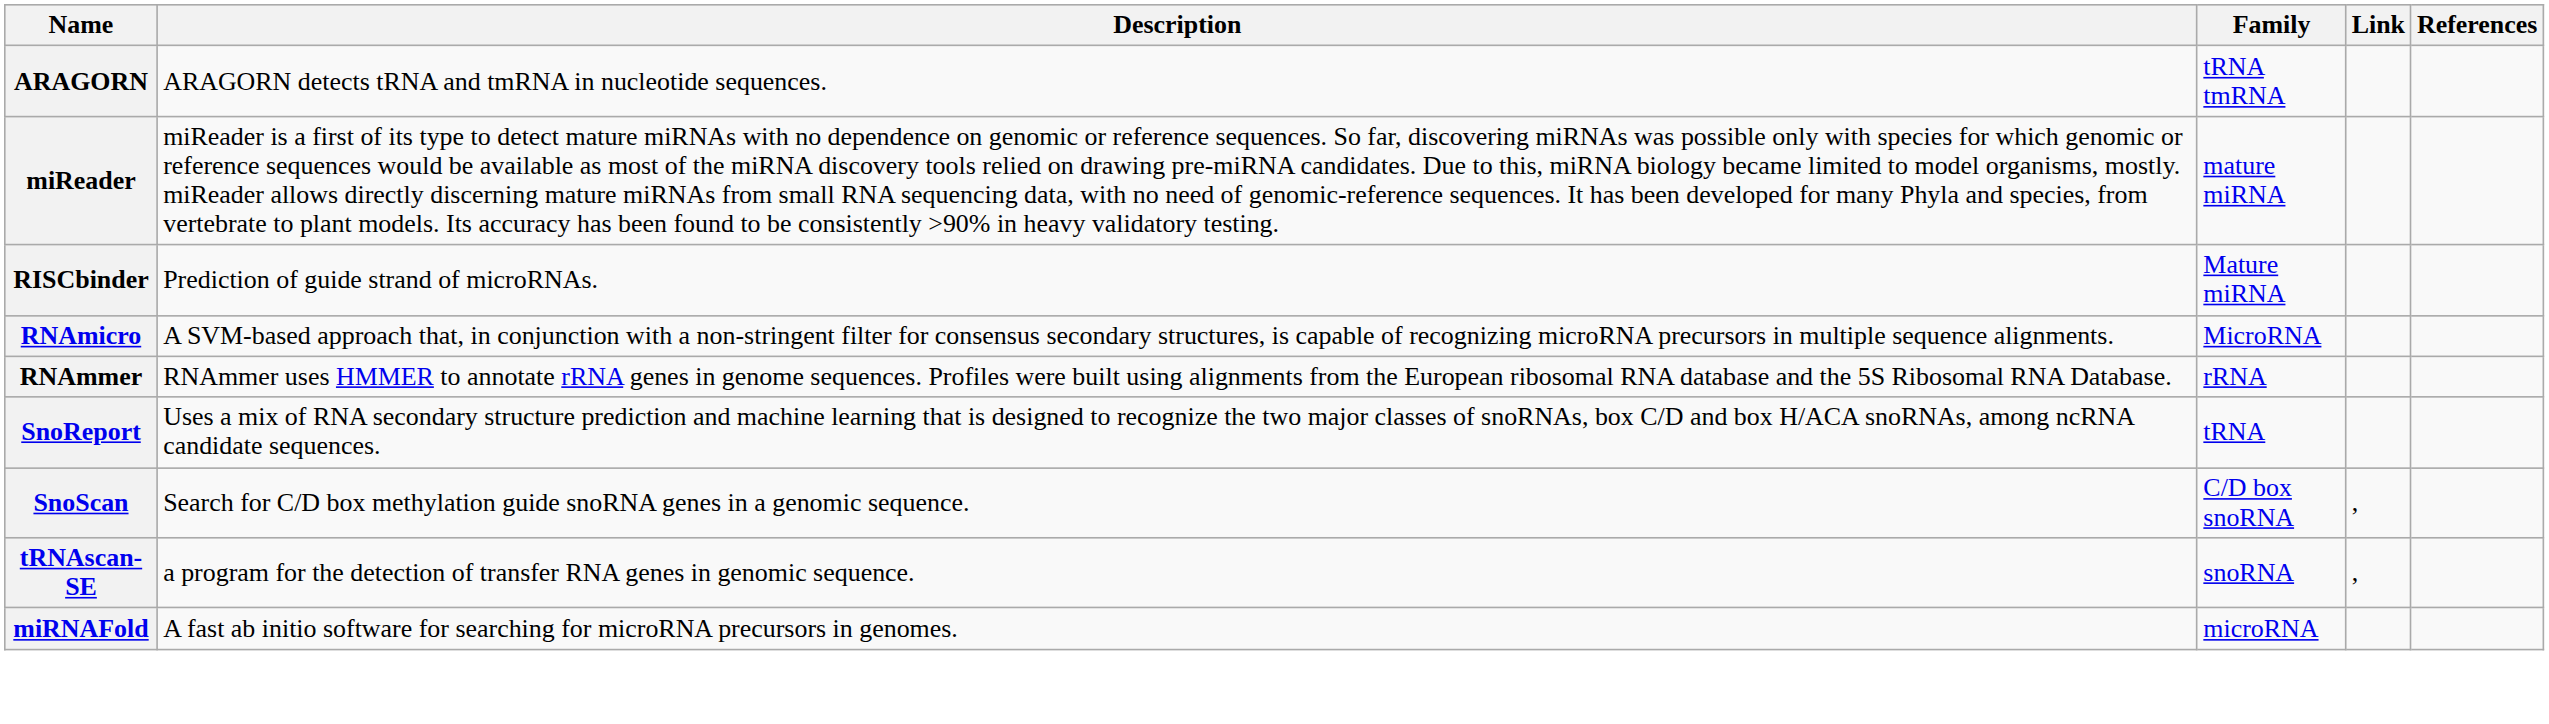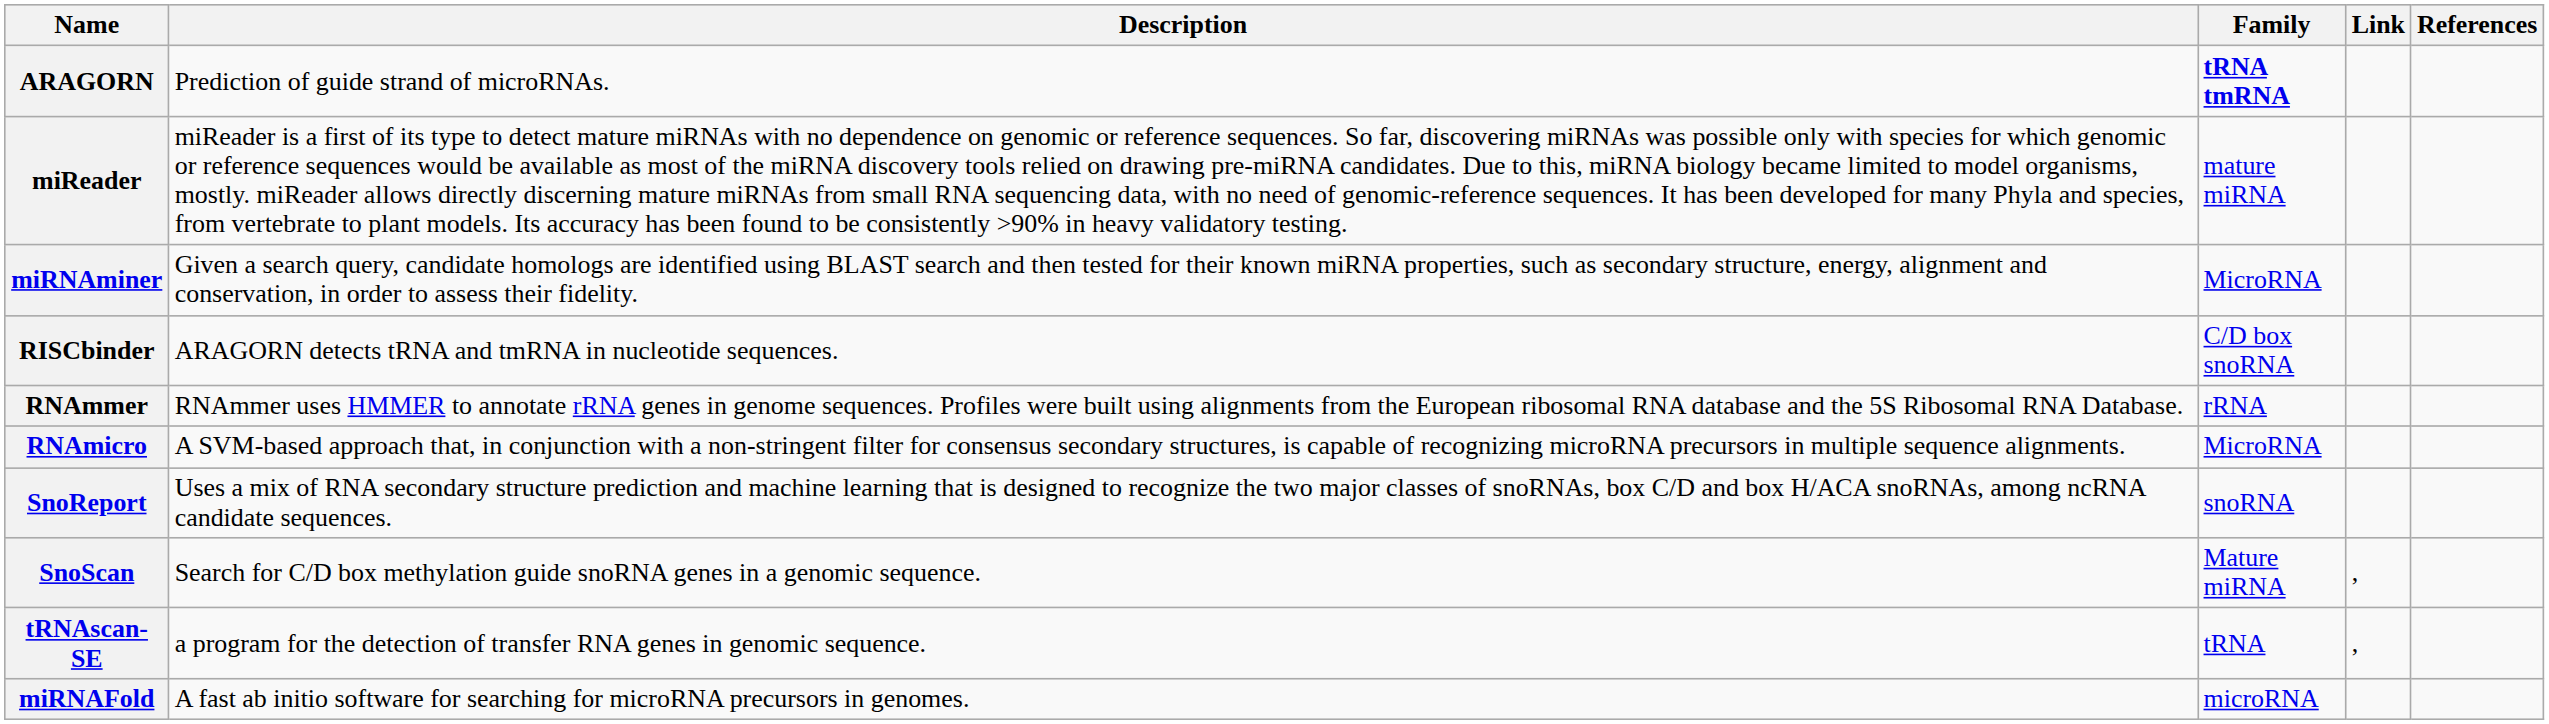(495, 80) ARAGORN detects tRNA and tmRNA in nucleotide sequences. -> (392, 80) Prediction of guide strand of microRNAs.
(2244, 80) normal -> (2247, 80) bold
+ row: (87, 279)
(381, 279) Prediction of guide strand of microRNAs. -> (507, 349) ARAGORN detects tRNA and tmRNA in nucleotide sequences.
(2244, 279) Mature miRNA -> (2249, 349) C/D box snoRNA
rows swapped: (81, 335) <-> (81, 376)
(2234, 432) tRNA -> (2249, 502) snoRNA
(2249, 502) C/D box snoRNA -> (2245, 572) Mature miRNA
(2249, 572) snoRNA -> (2234, 642) tRNA
